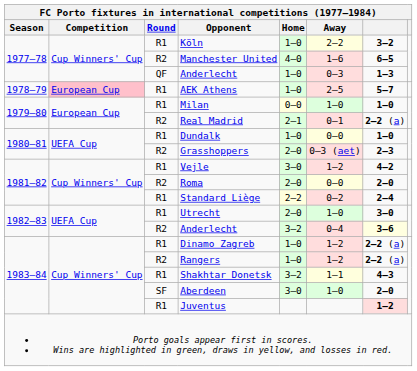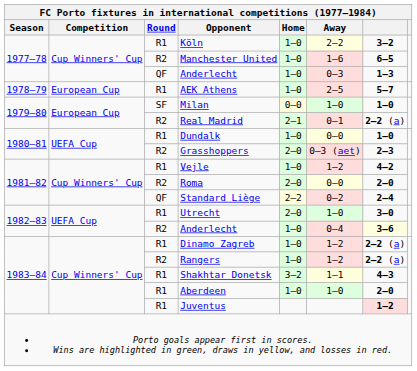(293, 58) 4–0 -> (293, 58) 1–0
(85, 89) pink background -> (85, 89) no background
(161, 105) R1 -> (161, 105) SF
(293, 167) 3–0 -> (293, 167) 1–0
(161, 198) R1 -> (161, 198) QF
(293, 229) 3–2 -> (293, 229) 1–0
(161, 291) SF -> (161, 291) R1
(293, 291) 3–0 -> (293, 291) 1–0
